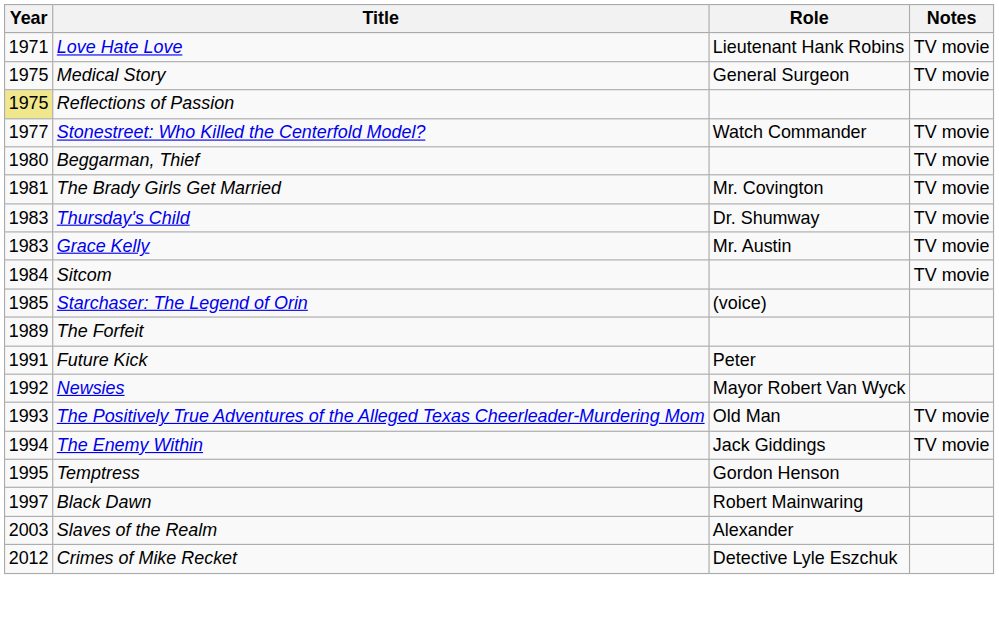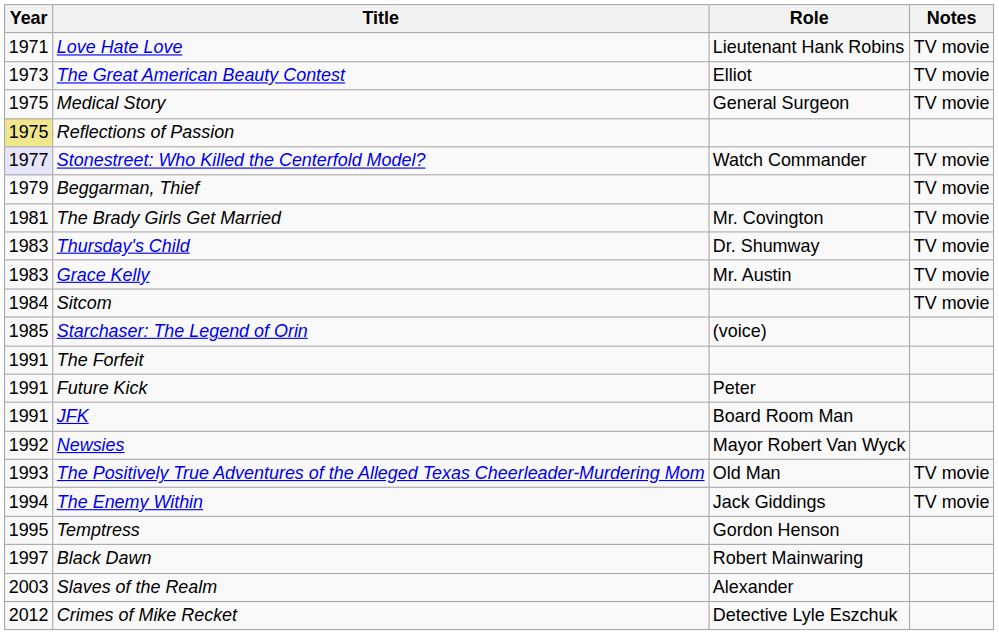+ row: (201, 75)
(29, 132) no background -> (29, 160) lavender background
(29, 160) 1980 -> (29, 189) 1979
(29, 331) 1989 -> (29, 359) 1991
+ row: (73, 416)
